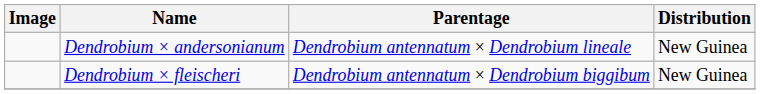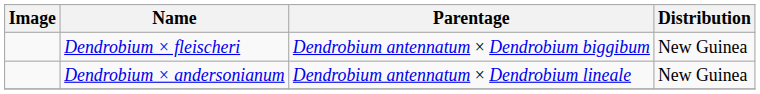rows swapped: (174, 46) <-> (152, 74)
